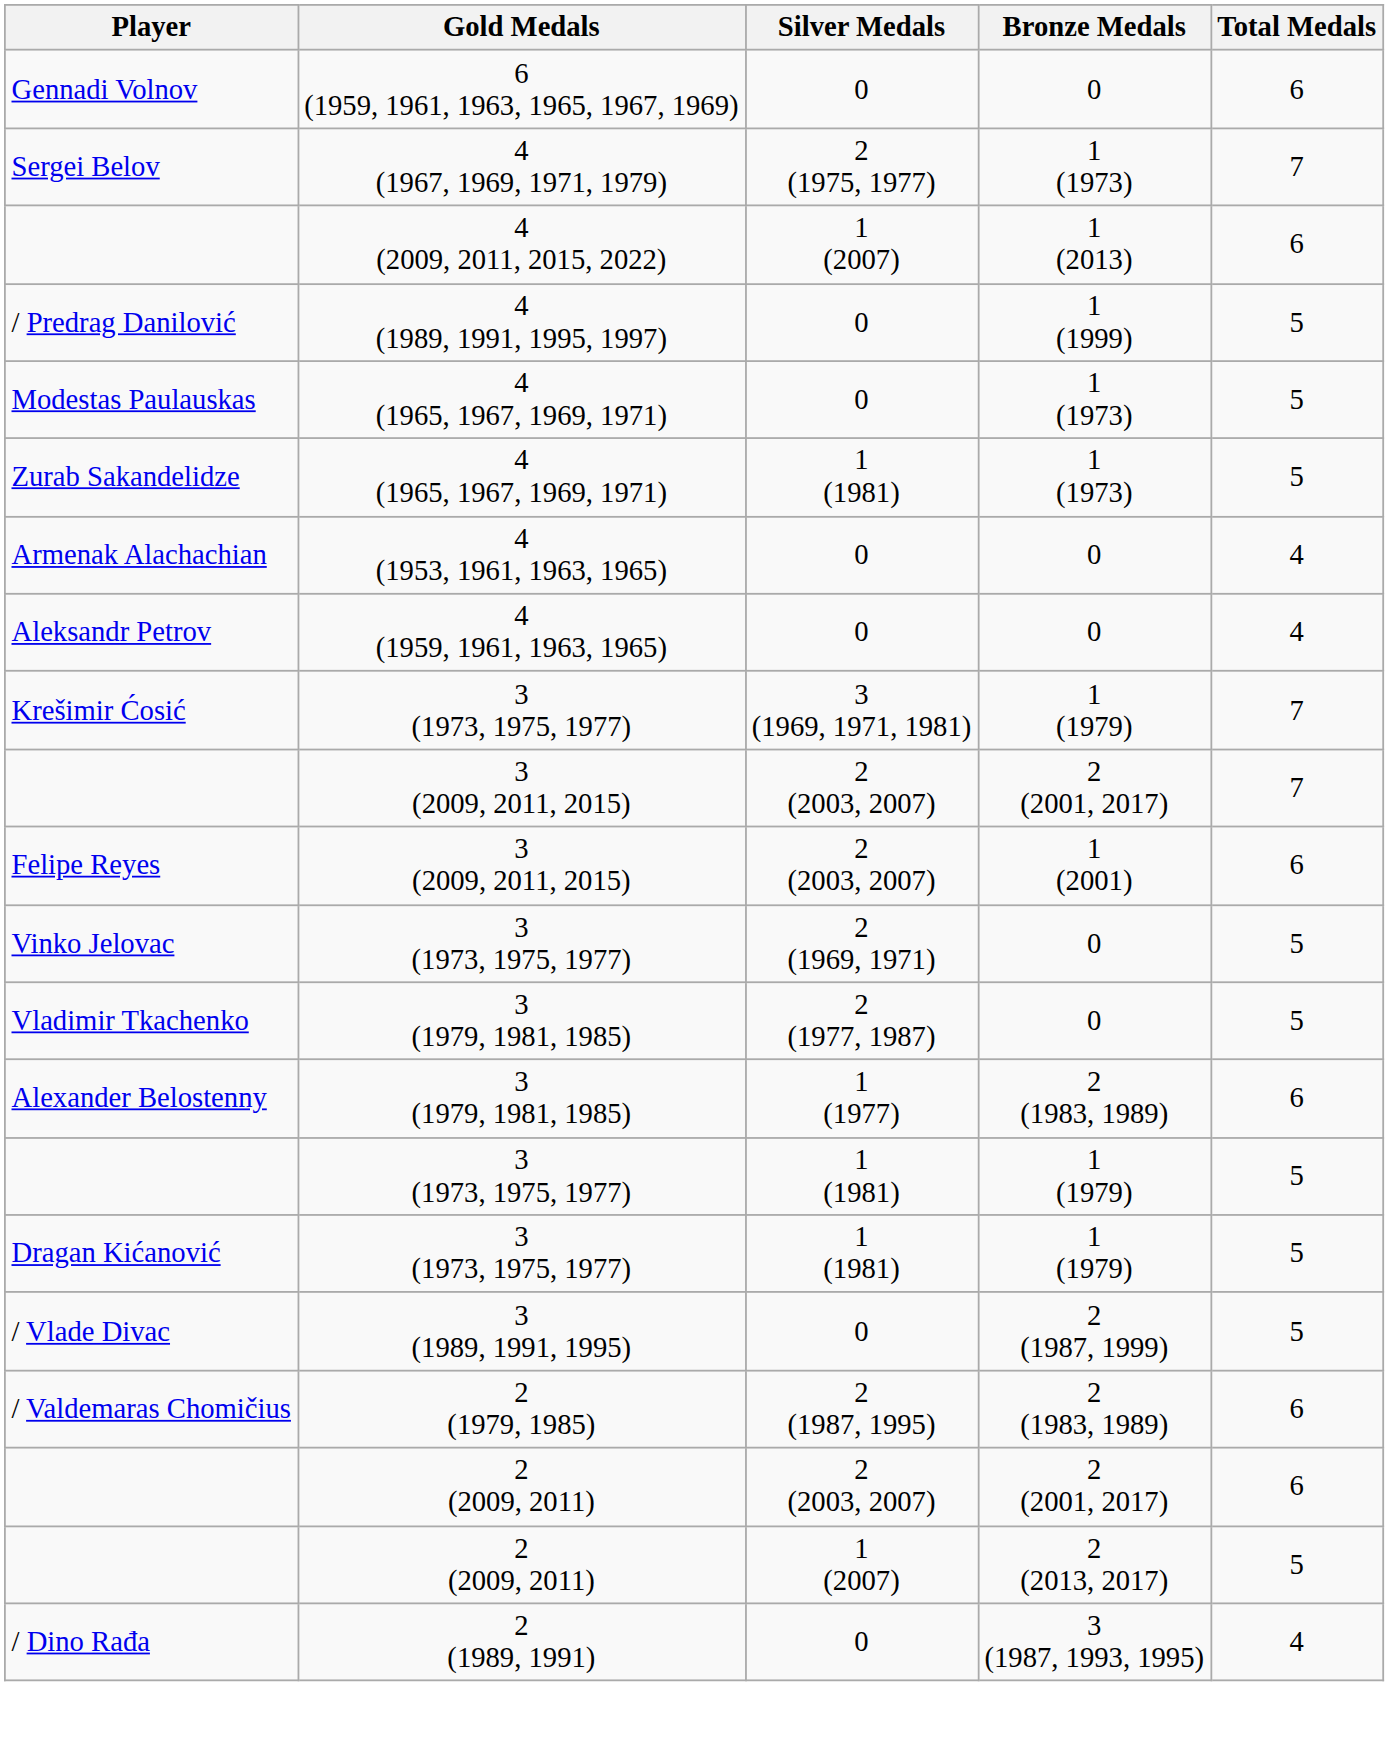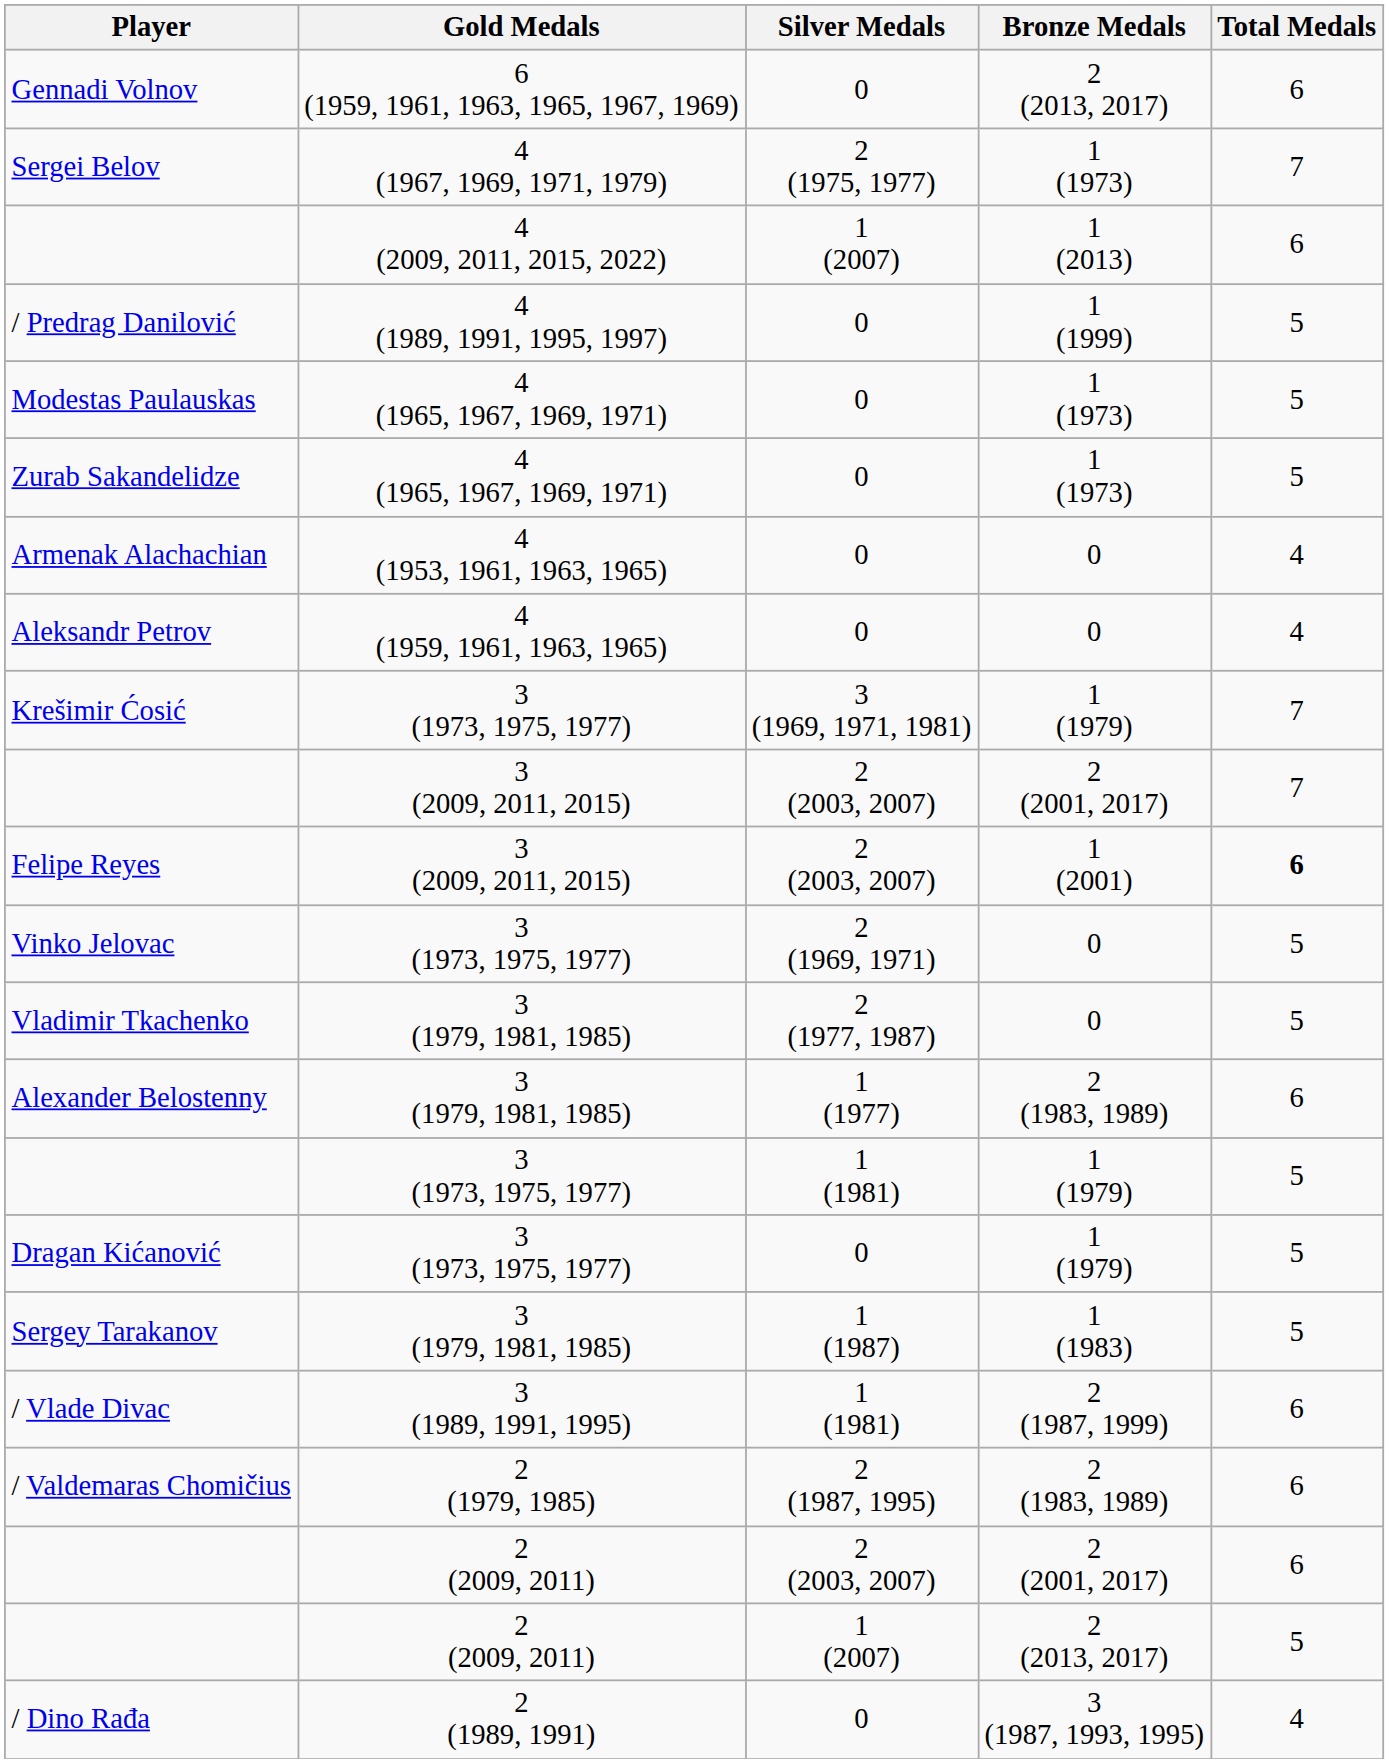(1094, 88) 0 -> (1094, 88) 2 (2013, 2017)
(861, 476) 1 (1981) -> (861, 476) 0
(1297, 865) normal -> (1297, 865) bold
(861, 1253) 1 (1981) -> (861, 1253) 0
+ row: (115, 1331)
(861, 1331) 0 -> (861, 1408) 1 (1981)
(1297, 1331) 5 -> (1297, 1408) 6
